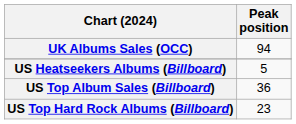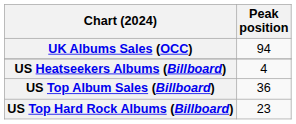(264, 68) 5 -> (264, 68) 4
